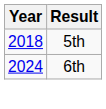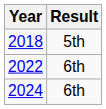+ row: (26, 66)
